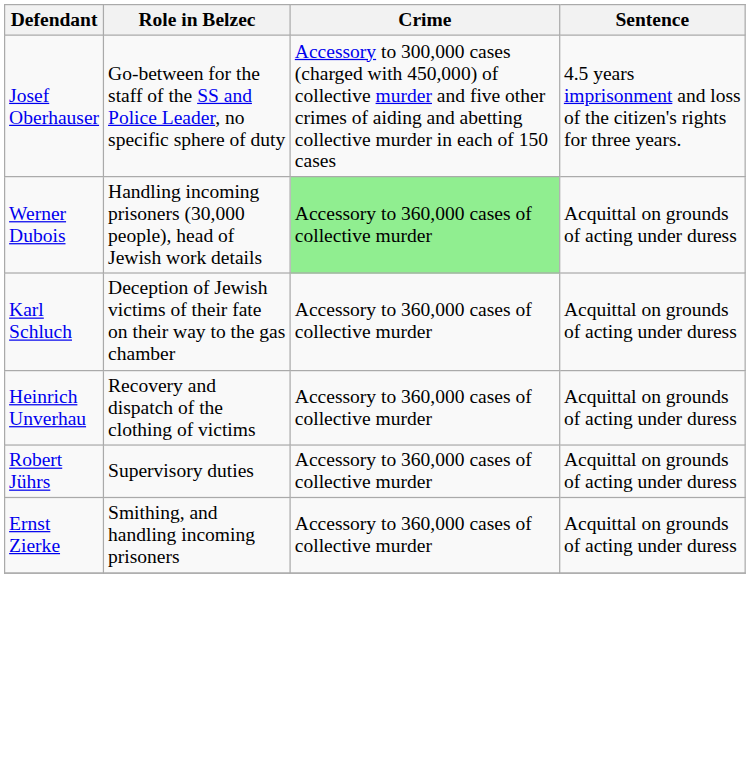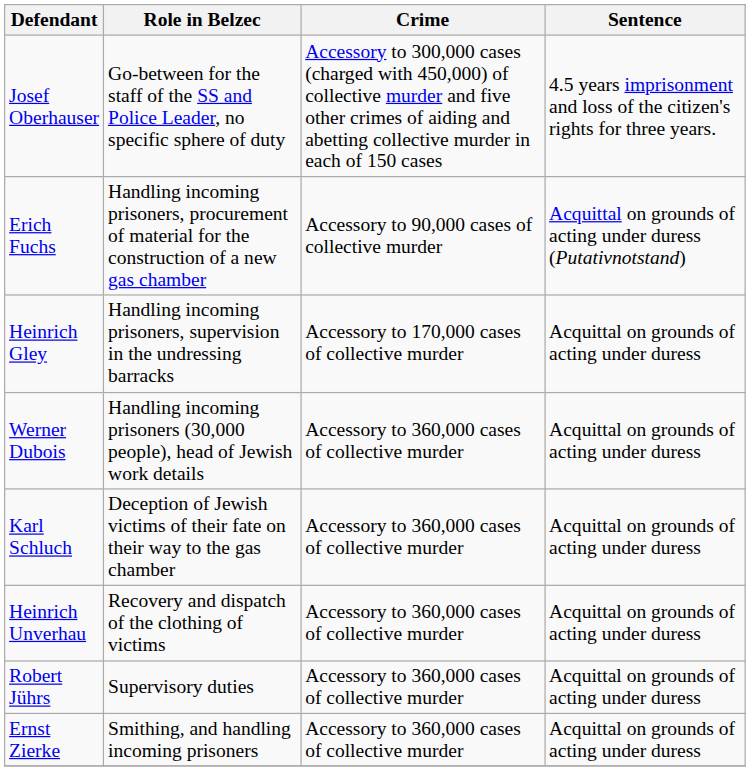+ row: (32, 235)
+ row: (43, 343)
(413, 224) lightgreen background -> (413, 440) no background
